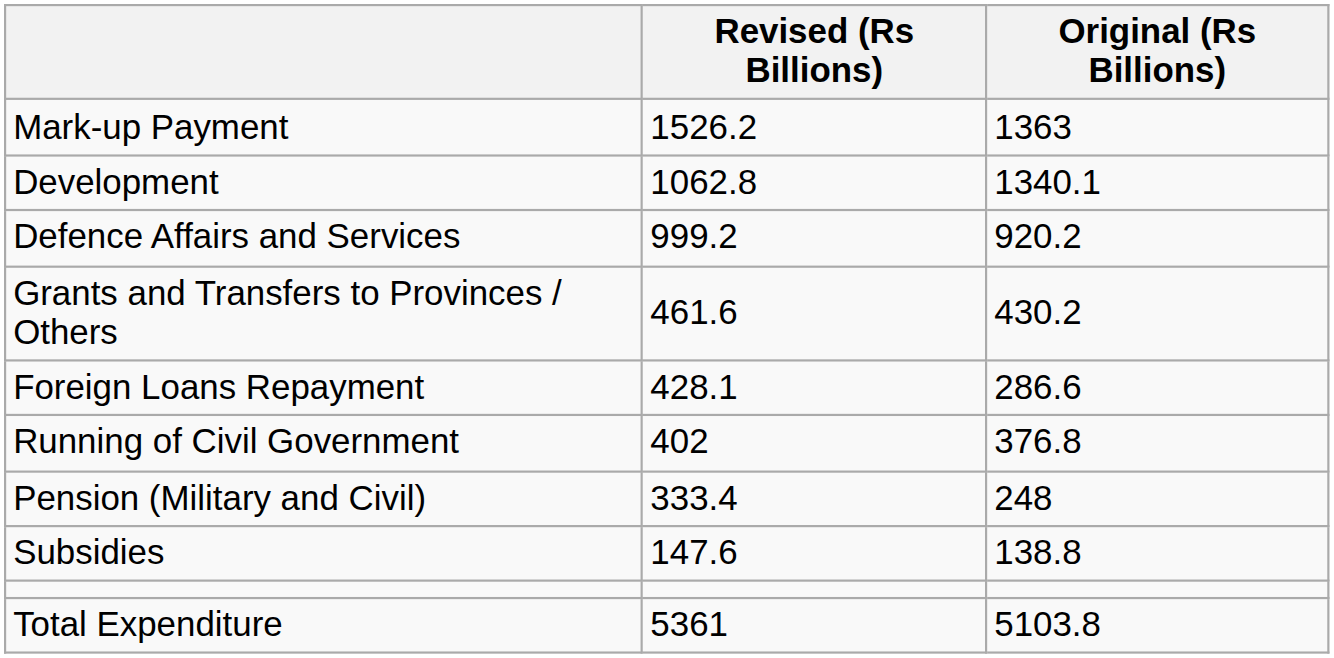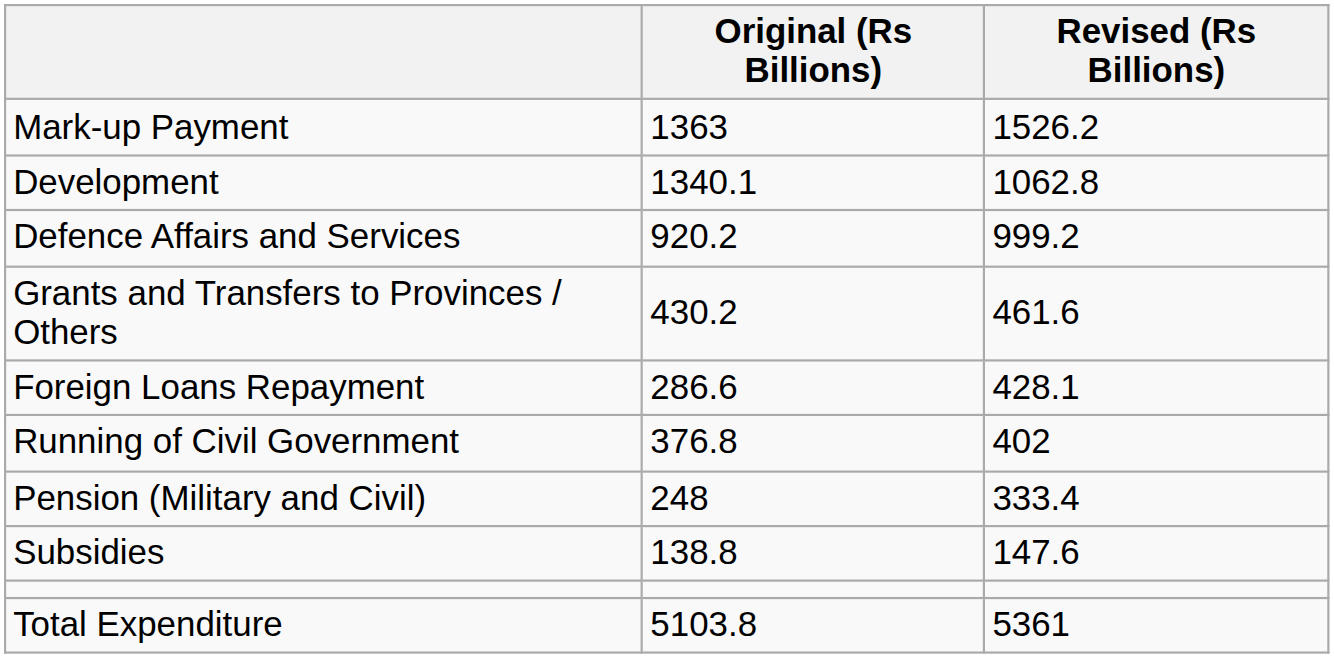columns swapped: (1157, 51) <-> (814, 51)
